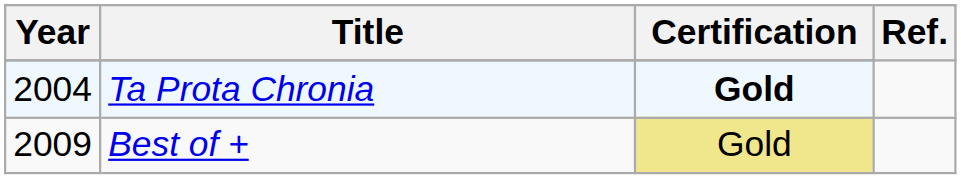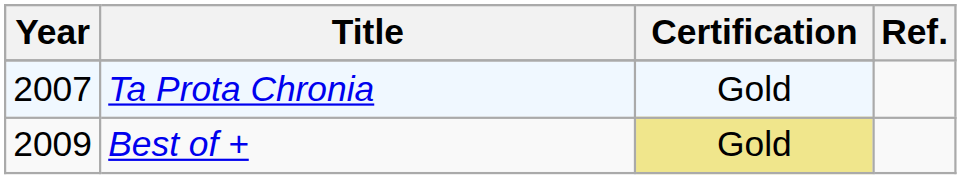(53, 88) 2004 -> (53, 88) 2007
(754, 88) bold -> (754, 88) normal
